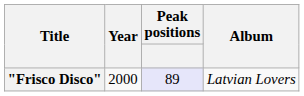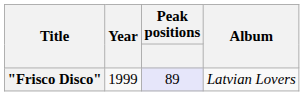(123, 79) 2000 -> (123, 79) 1999
